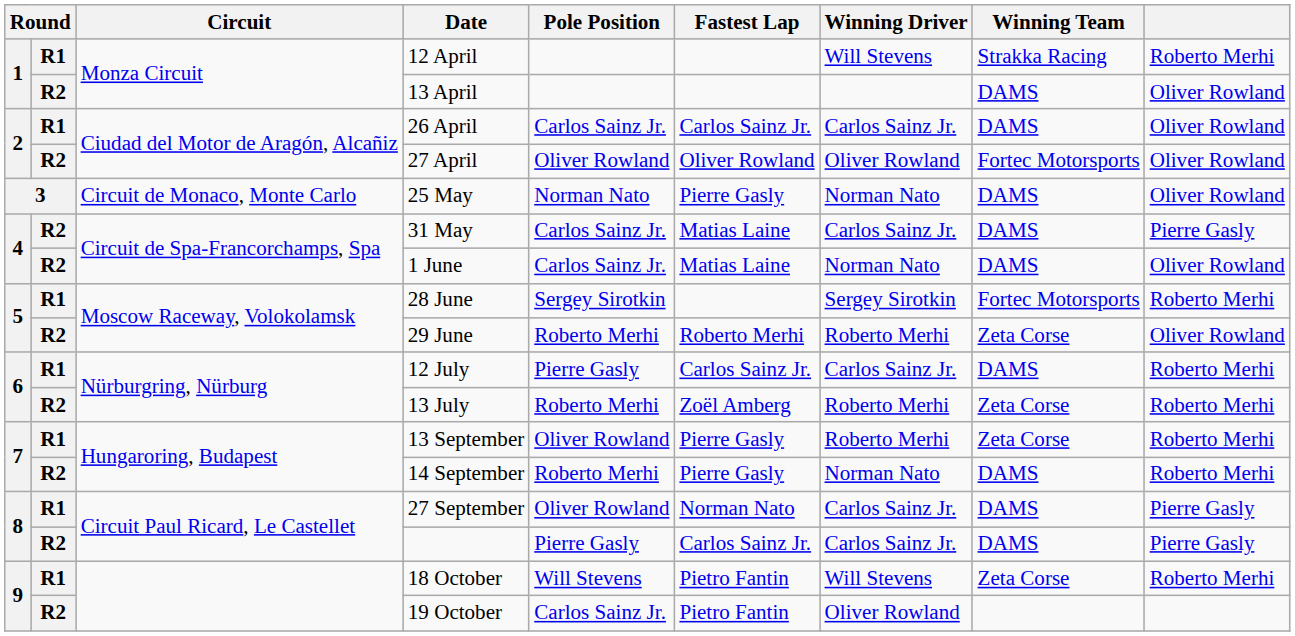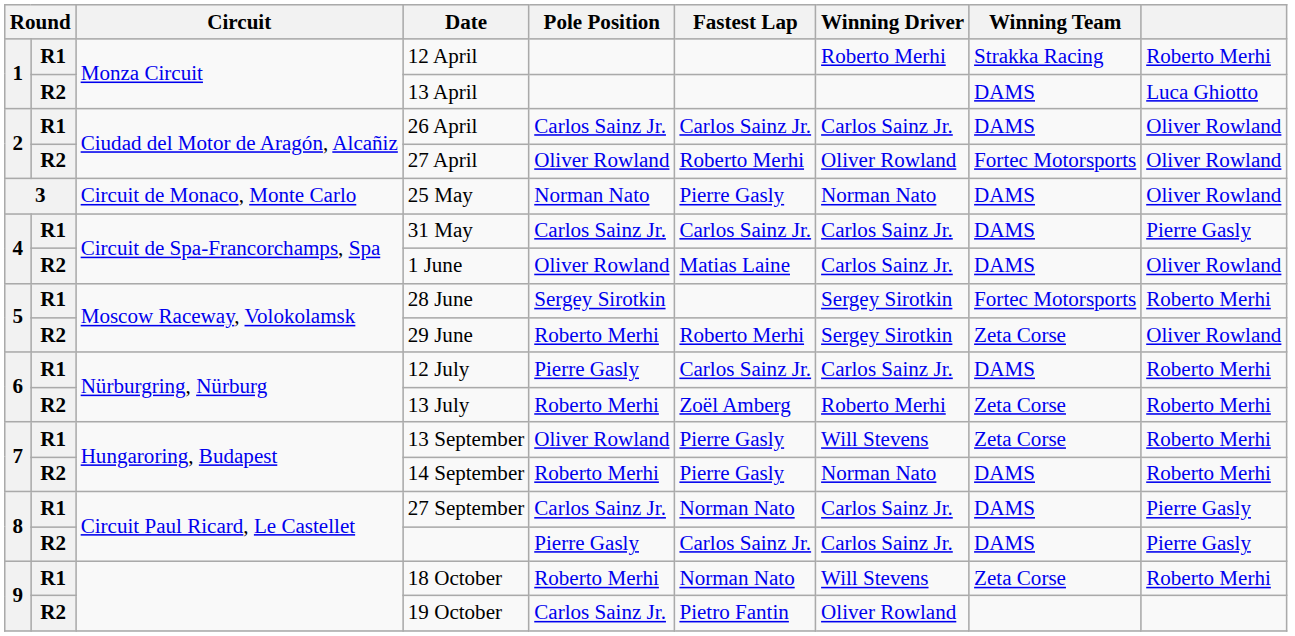(878, 56) Will Stevens -> (883, 56) Roberto Merhi
(1217, 91) Oliver Rowland -> (1202, 91) Luca Ghiotto
(747, 160) Oliver Rowland -> (742, 160) Roberto Merhi
(53, 230) R2 -> (53, 230) R1
(735, 230) Matias Laine -> (745, 230) Carlos Sainz Jr.
(600, 264) Carlos Sainz Jr. -> (602, 264) Oliver Rowland
(882, 264) Norman Nato -> (887, 264) Carlos Sainz Jr.
(887, 334) Roberto Merhi -> (887, 334) Sergey Sirotkin
(887, 438) Roberto Merhi -> (875, 438) Will Stevens
(602, 508) Oliver Rowland -> (600, 508) Carlos Sainz Jr.
(588, 577) Will Stevens -> (597, 577) Roberto Merhi
(734, 577) Pietro Fantin -> (737, 577) Norman Nato
